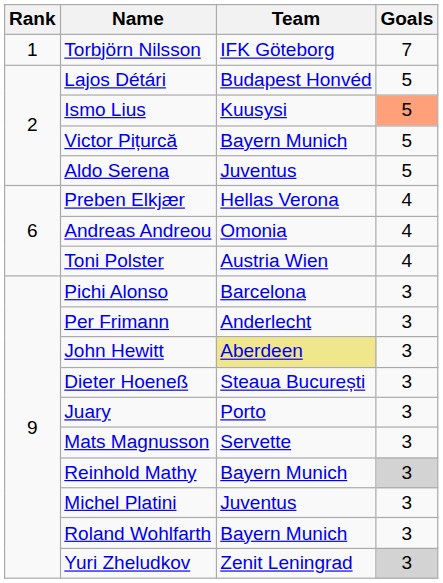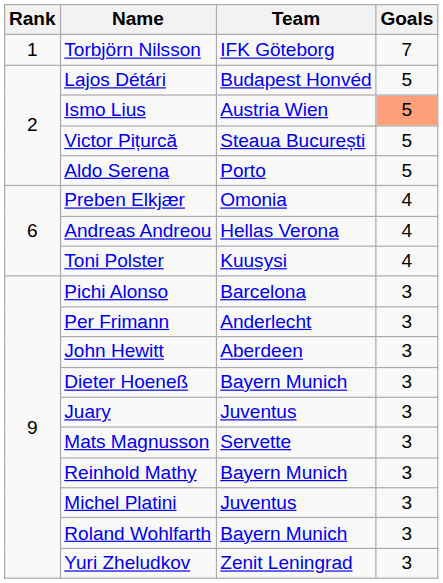(254, 110) Kuusysi -> (274, 110) Austria Wien
(284, 140) Bayern Munich -> (293, 140) Steaua București
(258, 170) Juventus -> (243, 170) Porto
(280, 200) Hellas Verona -> (254, 200) Omonia
(254, 230) Omonia -> (280, 230) Hellas Verona
(274, 261) Austria Wien -> (254, 261) Kuusysi
(262, 351) khaki background -> (262, 351) no background
(293, 381) Steaua București -> (284, 381) Bayern Munich
(243, 412) Porto -> (258, 412) Juventus
(407, 472) lightgrey background -> (407, 472) no background
(407, 563) lightgrey background -> (407, 563) no background
